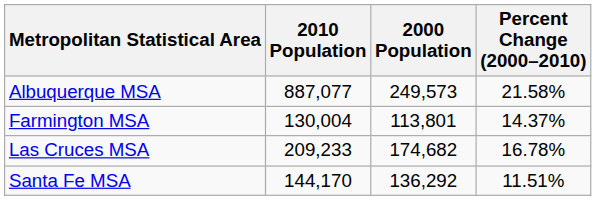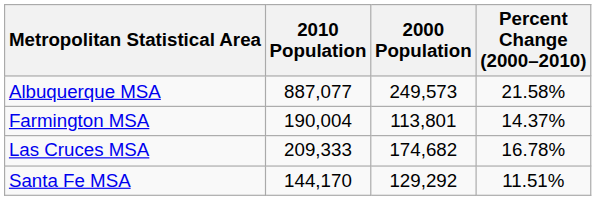(318, 120) 130,004 -> (318, 120) 190,004
(318, 150) 209,233 -> (318, 150) 209,333
(423, 180) 136,292 -> (423, 180) 129,292
